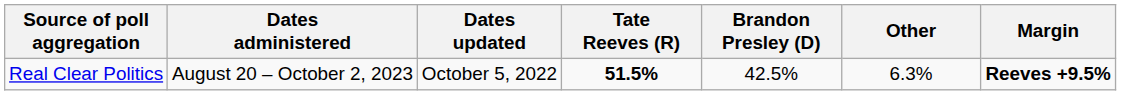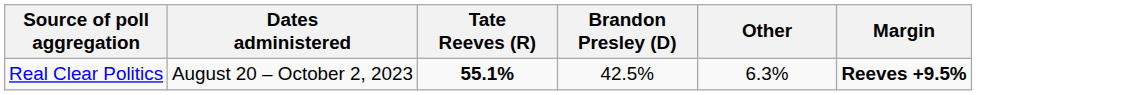- column: (489, 31)
(631, 73) 51.5% -> (487, 73) 55.1%
